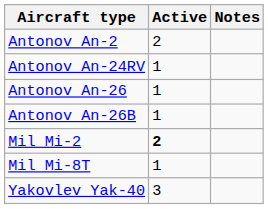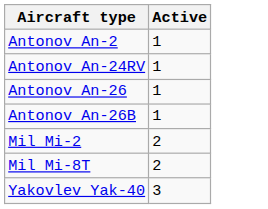- column: (237, 17)
(157, 42) 2 -> (157, 42) 1
(157, 141) bold -> (157, 141) normal
(157, 166) 1 -> (157, 166) 2
